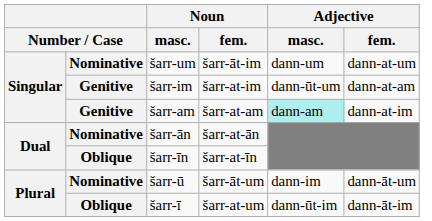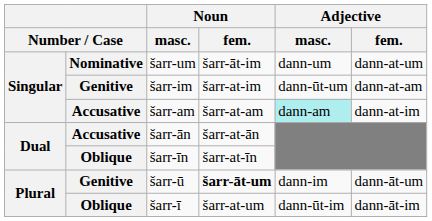(106, 110) Genitive -> (106, 110) Accusative
(106, 134) Nominative -> (106, 134) Accusative
(106, 181) Nominative -> (106, 181) Genitive
(233, 181) normal -> (237, 181) bold
